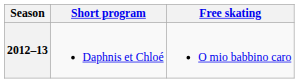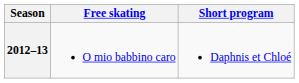columns swapped: (108, 13) <-> (230, 13)
